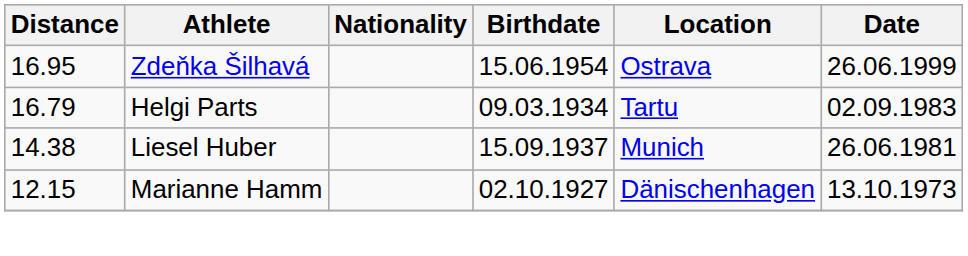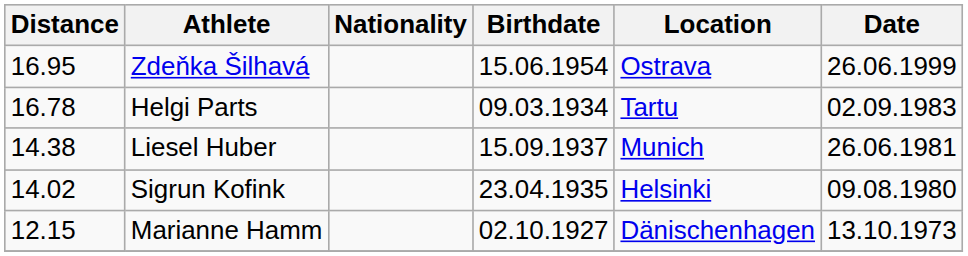(43, 107) 16.79 -> (43, 107) 16.78
+ row: (208, 189)
